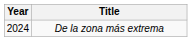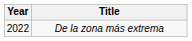(18, 28) 2024 -> (18, 28) 2022
